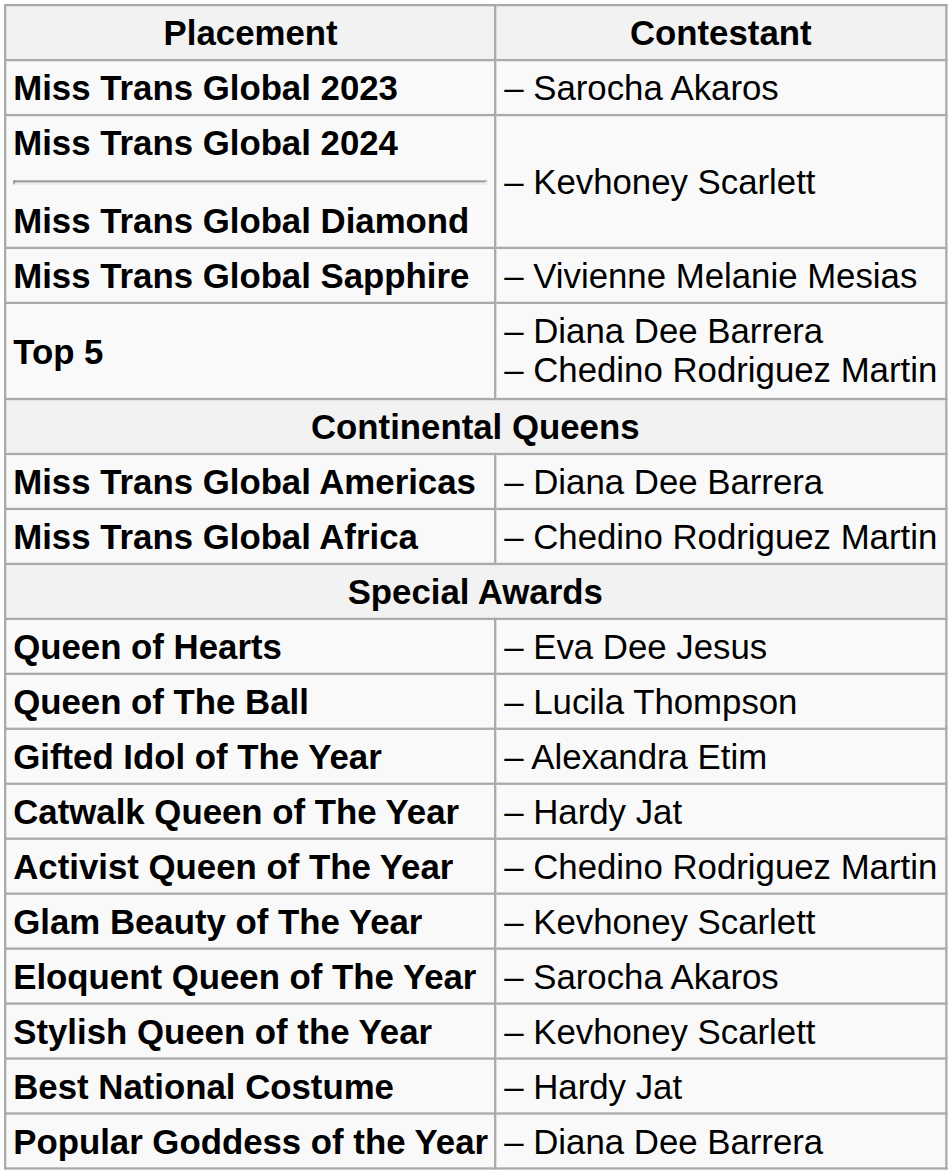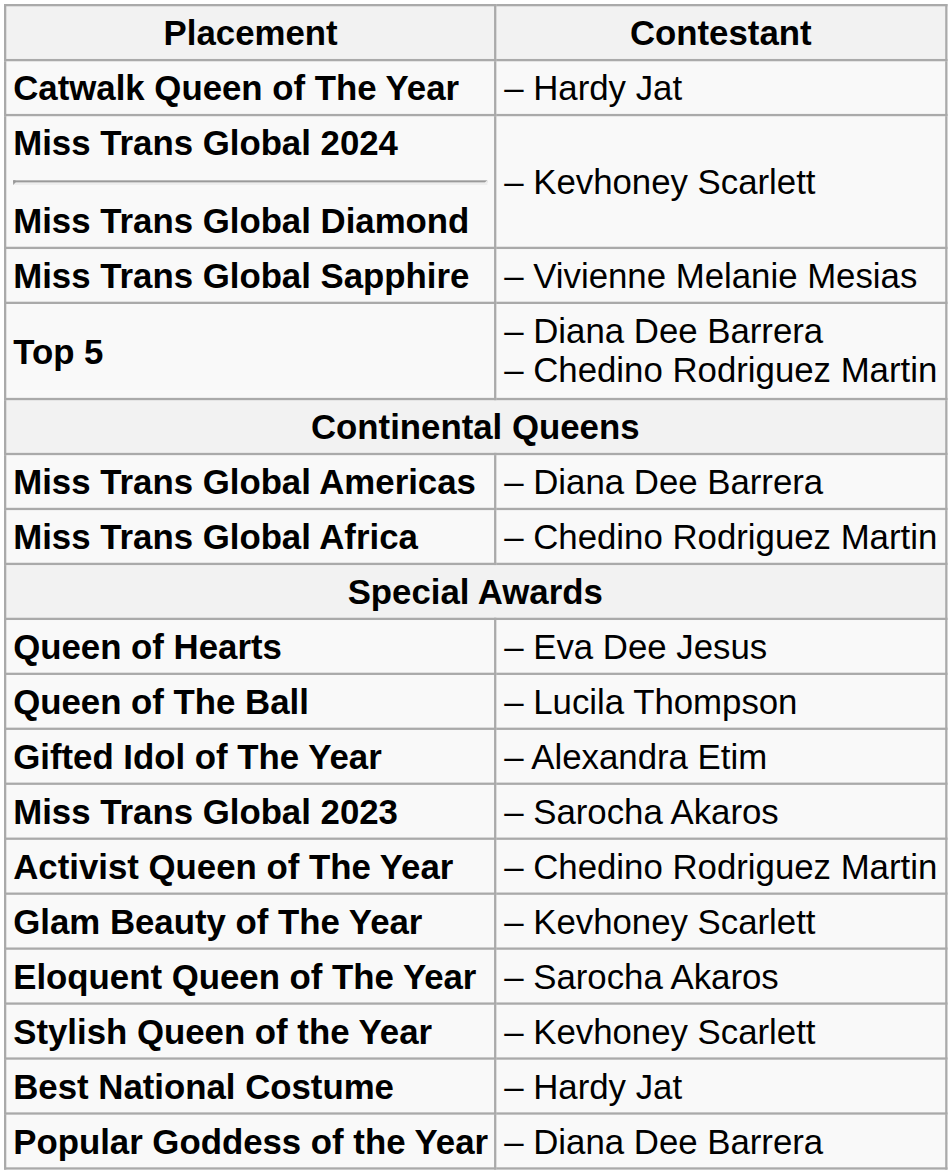rows swapped: (206, 88) <-> (236, 811)
